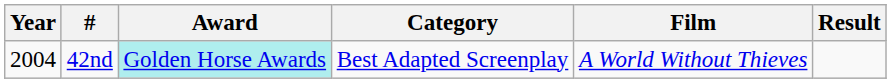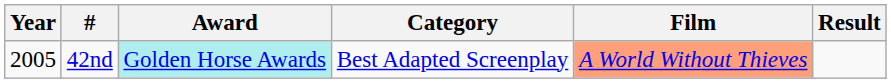(33, 59) 2004 -> (33, 59) 2005
(693, 59) no background -> (693, 59) lightsalmon background
